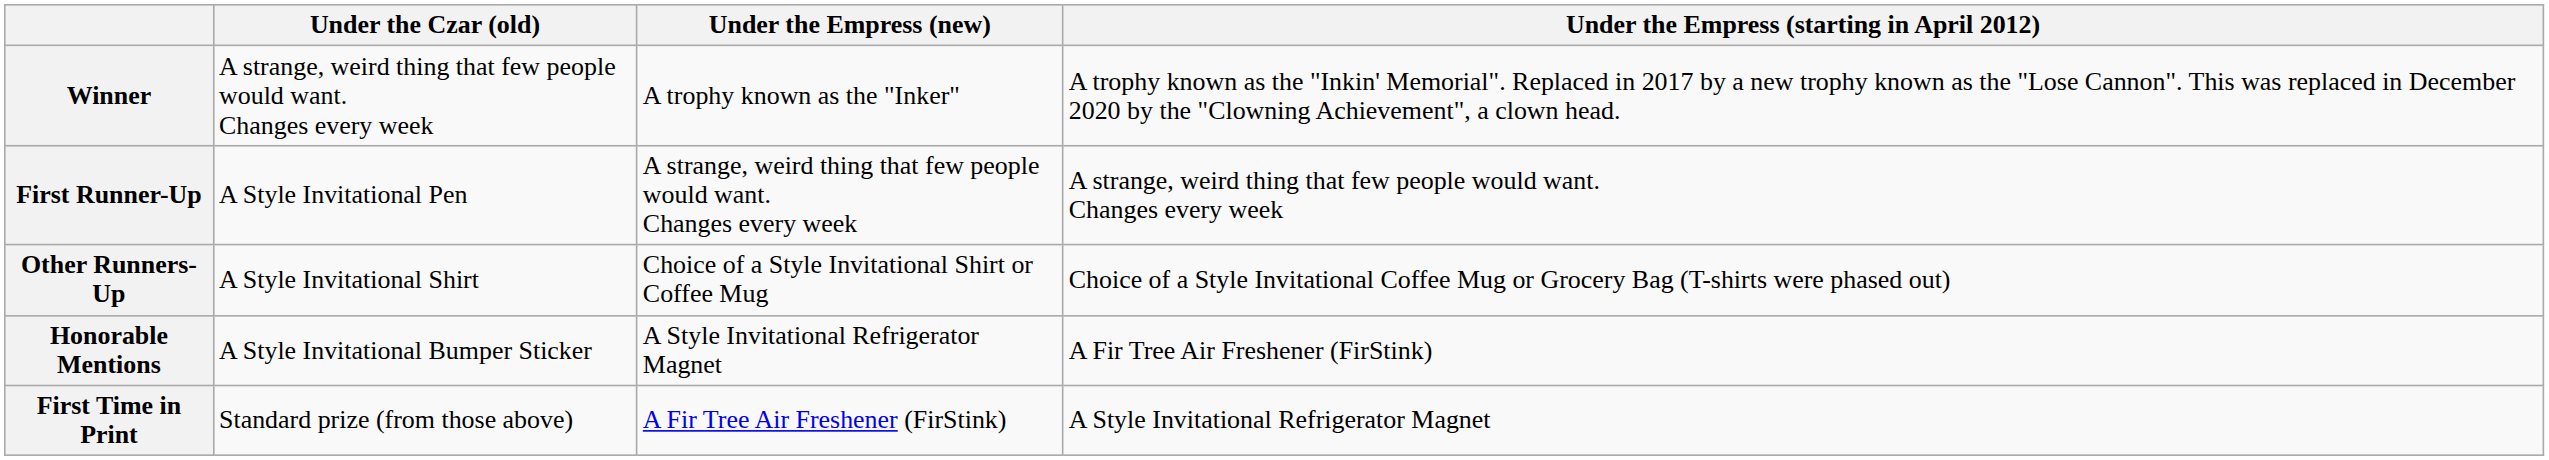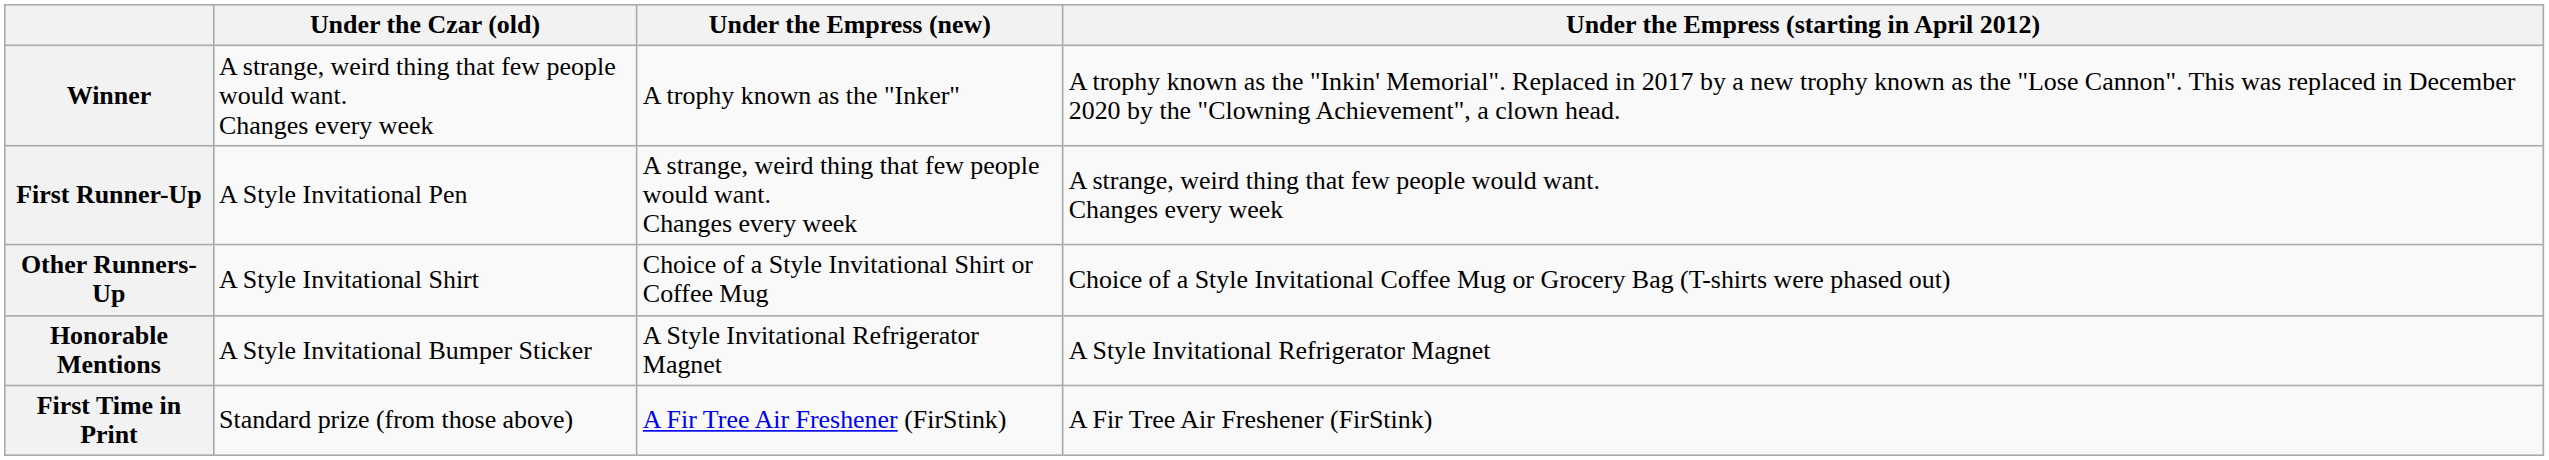(1251, 349) A Fir Tree Air Freshener (FirStink) -> (1280, 349) A Style Invitational Refrigerator Magnet
(1280, 420) A Style Invitational Refrigerator Magnet -> (1251, 420) A Fir Tree Air Freshener (FirStink)
